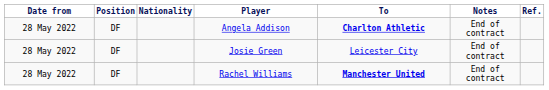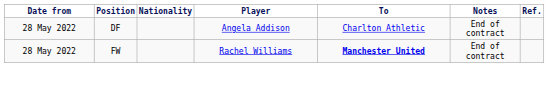(384, 29) bold -> (384, 29) normal
- row: (256, 51)
(116, 74) DF -> (116, 51) FW
